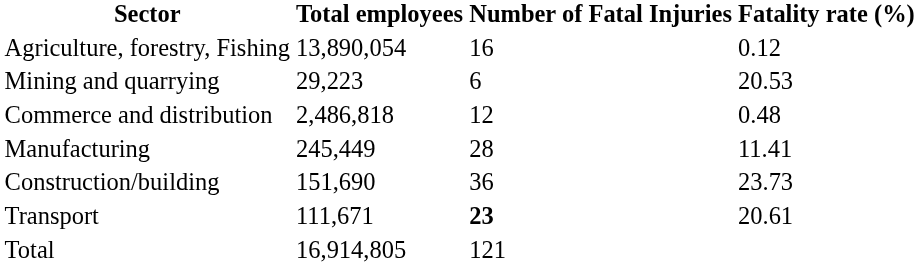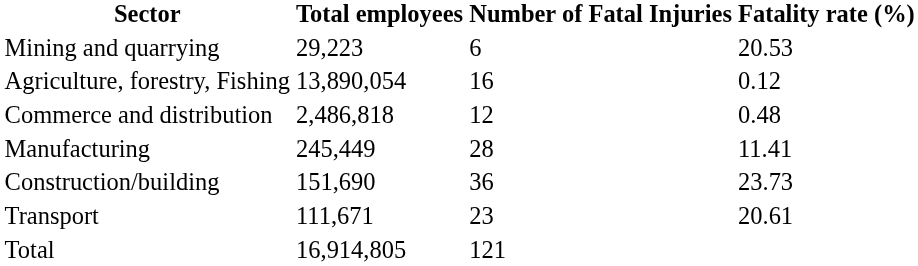rows swapped: (147, 47) <-> (112, 81)
(481, 216) bold -> (481, 216) normal
